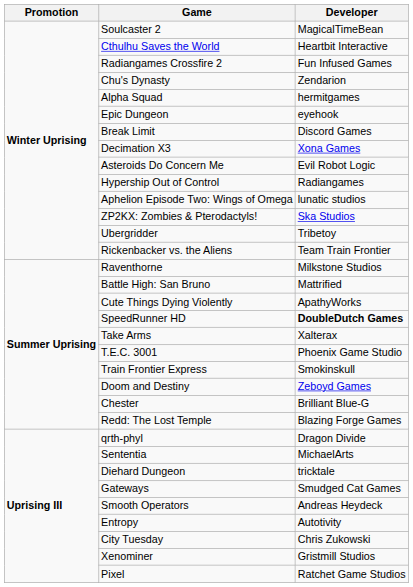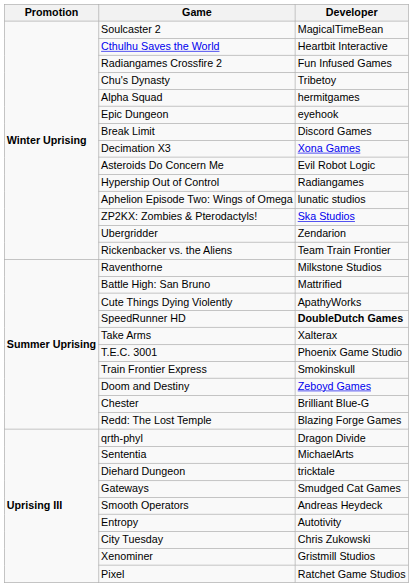(322, 81) Zendarion -> (317, 81) Tribetoy
(317, 234) Tribetoy -> (322, 234) Zendarion
